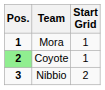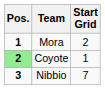(86, 42) 1 -> (86, 42) 2
(86, 76) 2 -> (86, 76) 7
